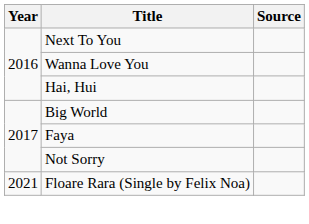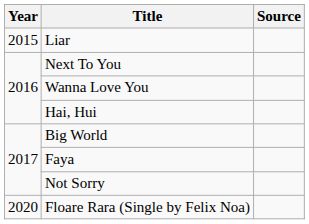+ row: (57, 40)
(23, 183) 2021 -> (23, 207) 2020
